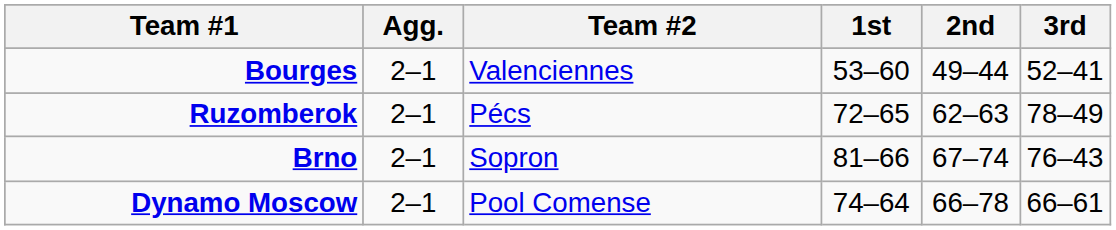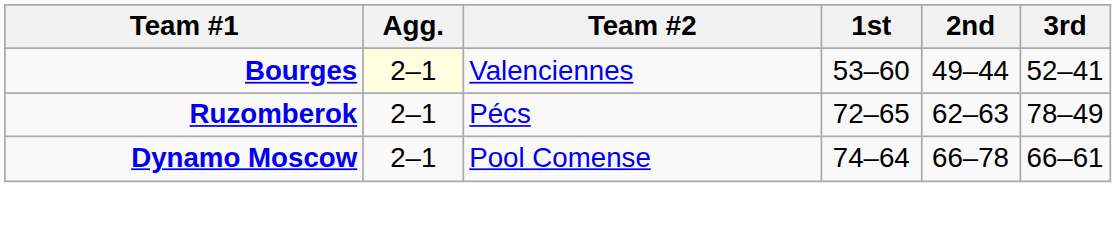(413, 70) no background -> (413, 70) lightyellow background
- row: (325, 158)
